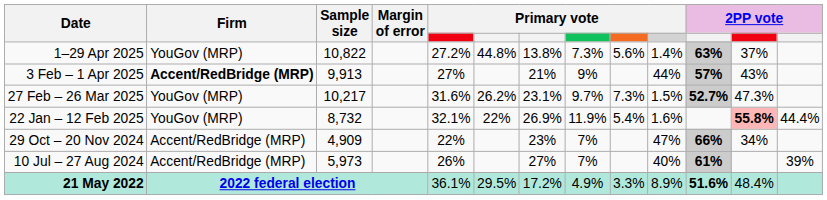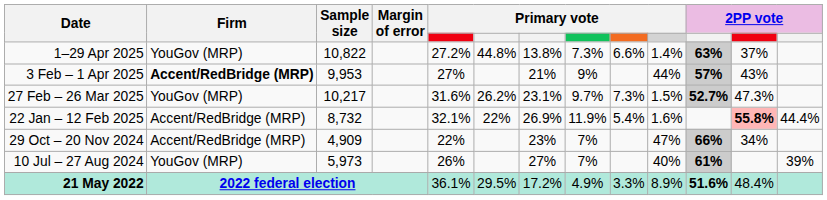(629, 53) 5.6% -> (629, 53) 6.6%
(345, 75) 9,913 -> (345, 75) 9,953
(196, 119) YouGov (MRP) -> (228, 119) Accent/RedBridge (MRP)
(228, 162) Accent/RedBridge (MRP) -> (196, 162) YouGov (MRP)
